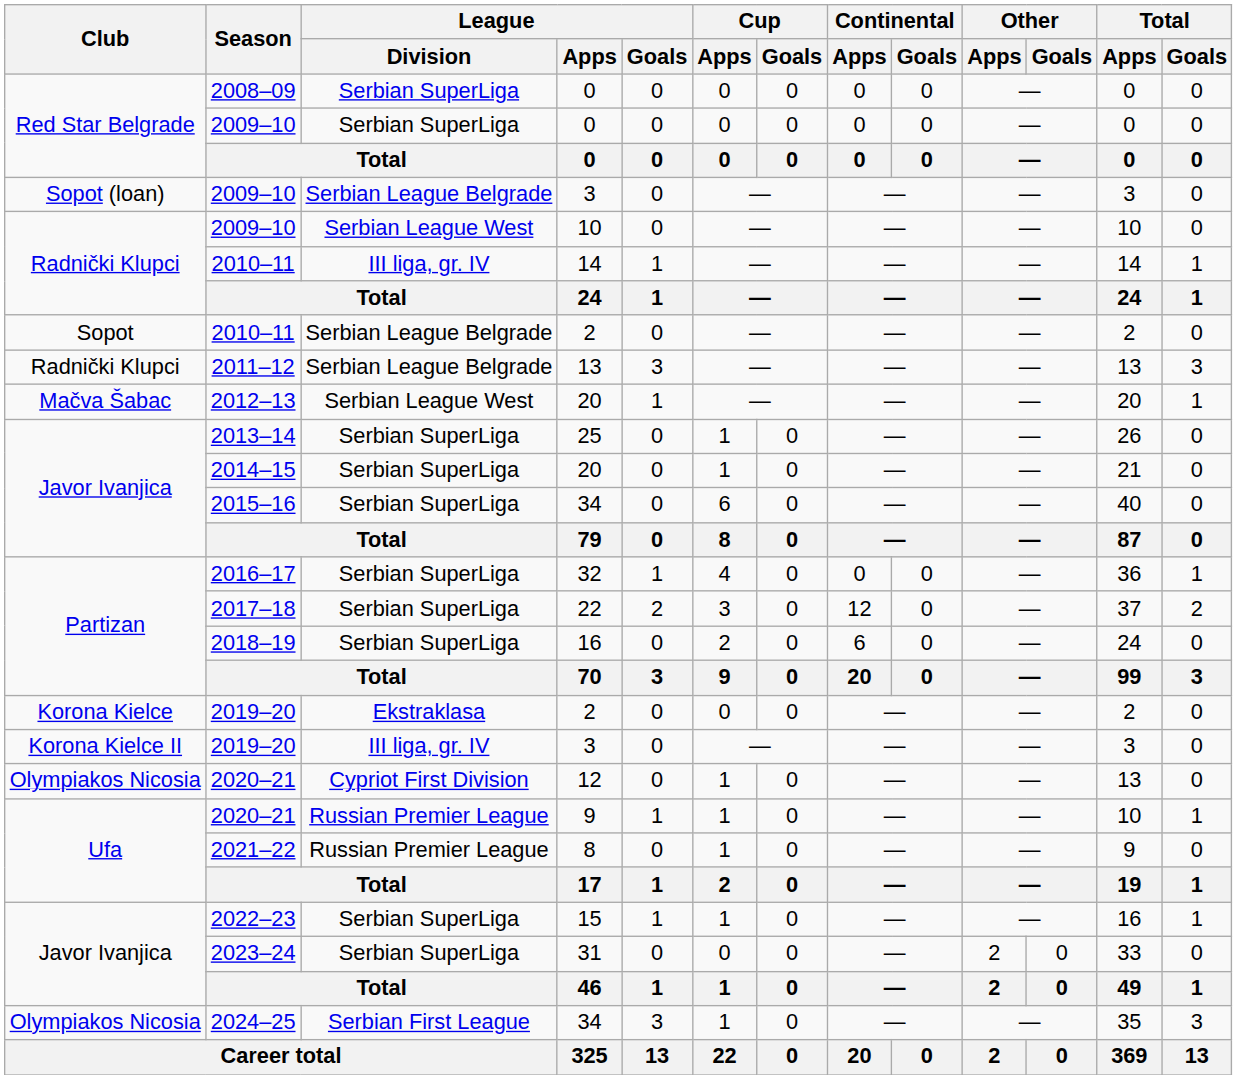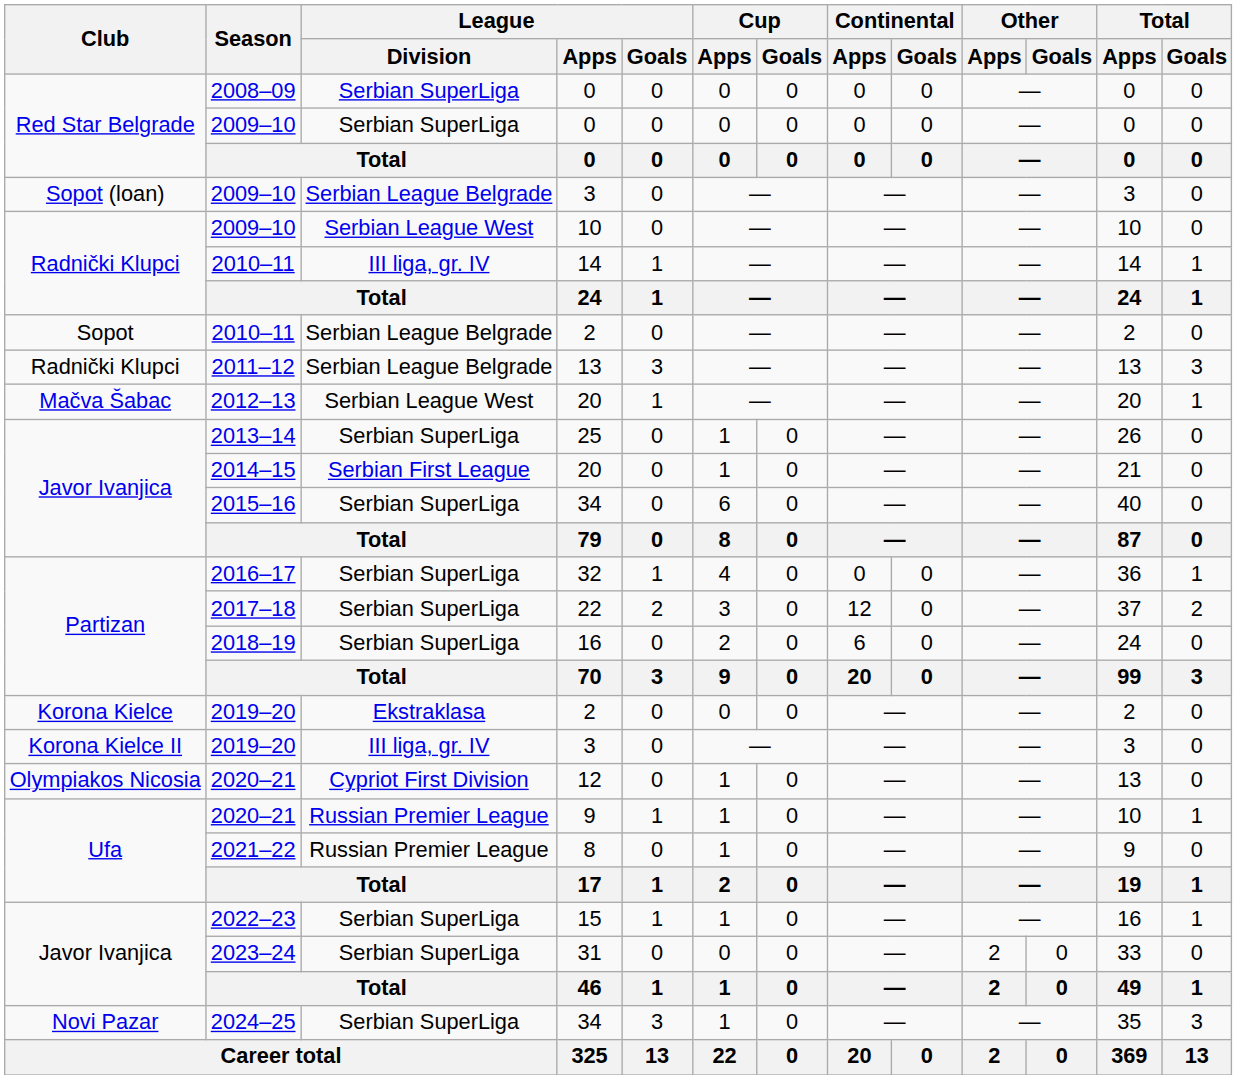(429, 470) Serbian SuperLiga -> (429, 470) Serbian First League
(105, 1022) Olympiakos Nicosia -> (105, 1022) Novi Pazar
(429, 1022) Serbian First League -> (429, 1022) Serbian SuperLiga
